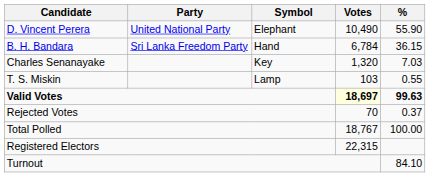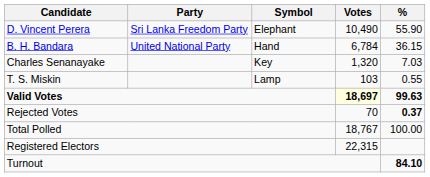(180, 29) United National Party -> (189, 29) Sri Lanka Freedom Party
(189, 46) Sri Lanka Freedom Party -> (180, 46) United National Party
(412, 113) normal -> (412, 113) bold
(409, 163) normal -> (409, 163) bold
